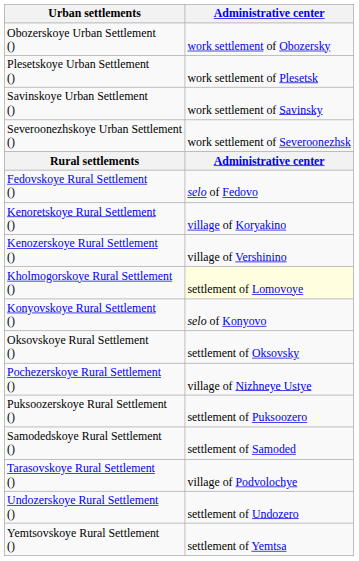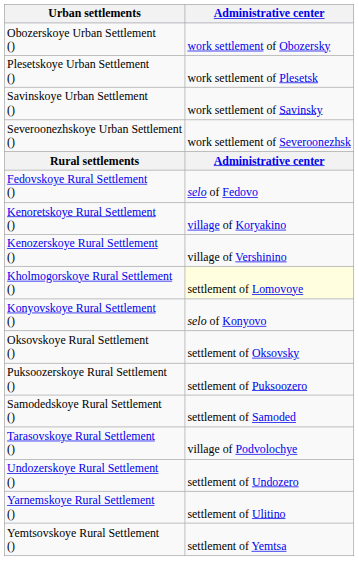- row: (84, 379)
+ row: (81, 507)
